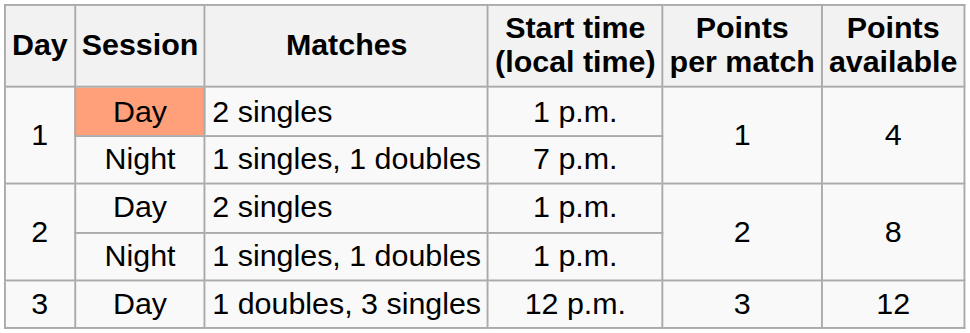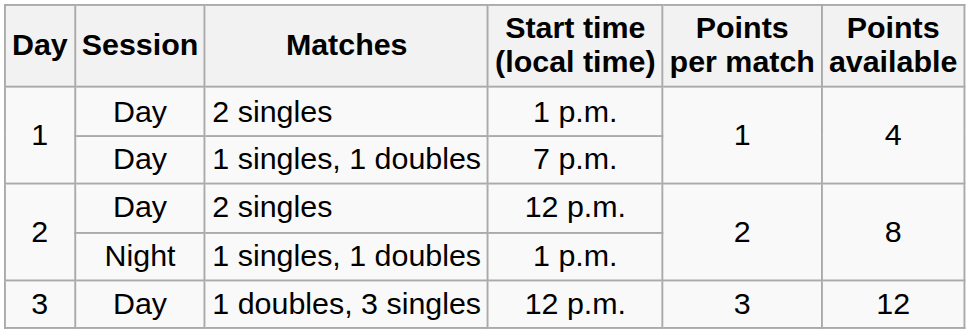(140, 111) lightsalmon background -> (140, 111) no background
(140, 159) Night -> (140, 159) Day
(575, 207) 1 p.m. -> (575, 207) 12 p.m.
